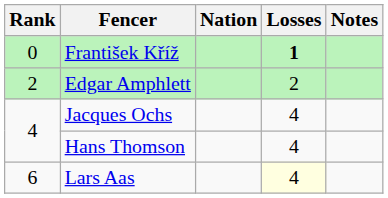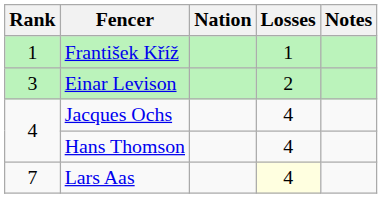(32, 51) 0 -> (32, 51) 1
(294, 51) bold -> (288, 51) normal
- row: (128, 83)
+ row: (121, 83)
(32, 177) 6 -> (32, 177) 7
